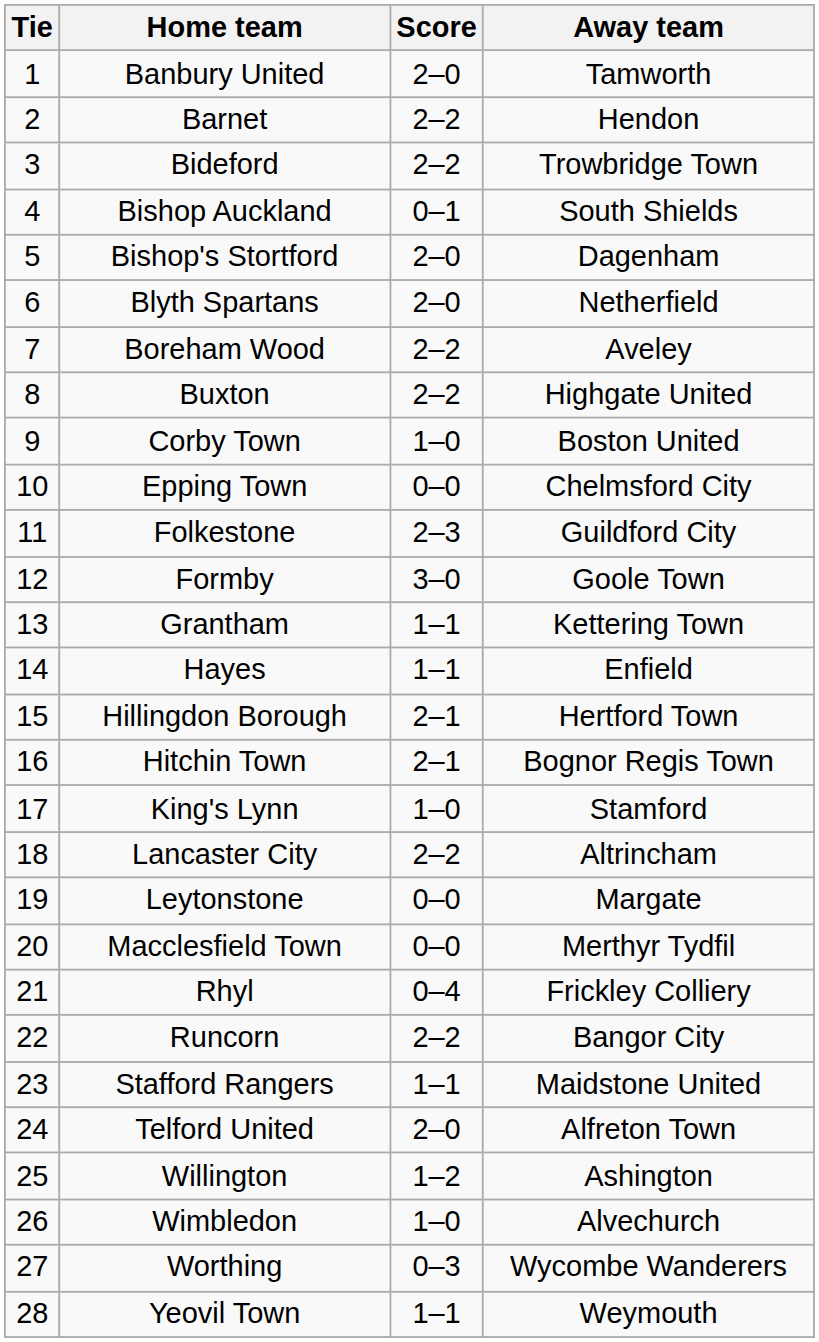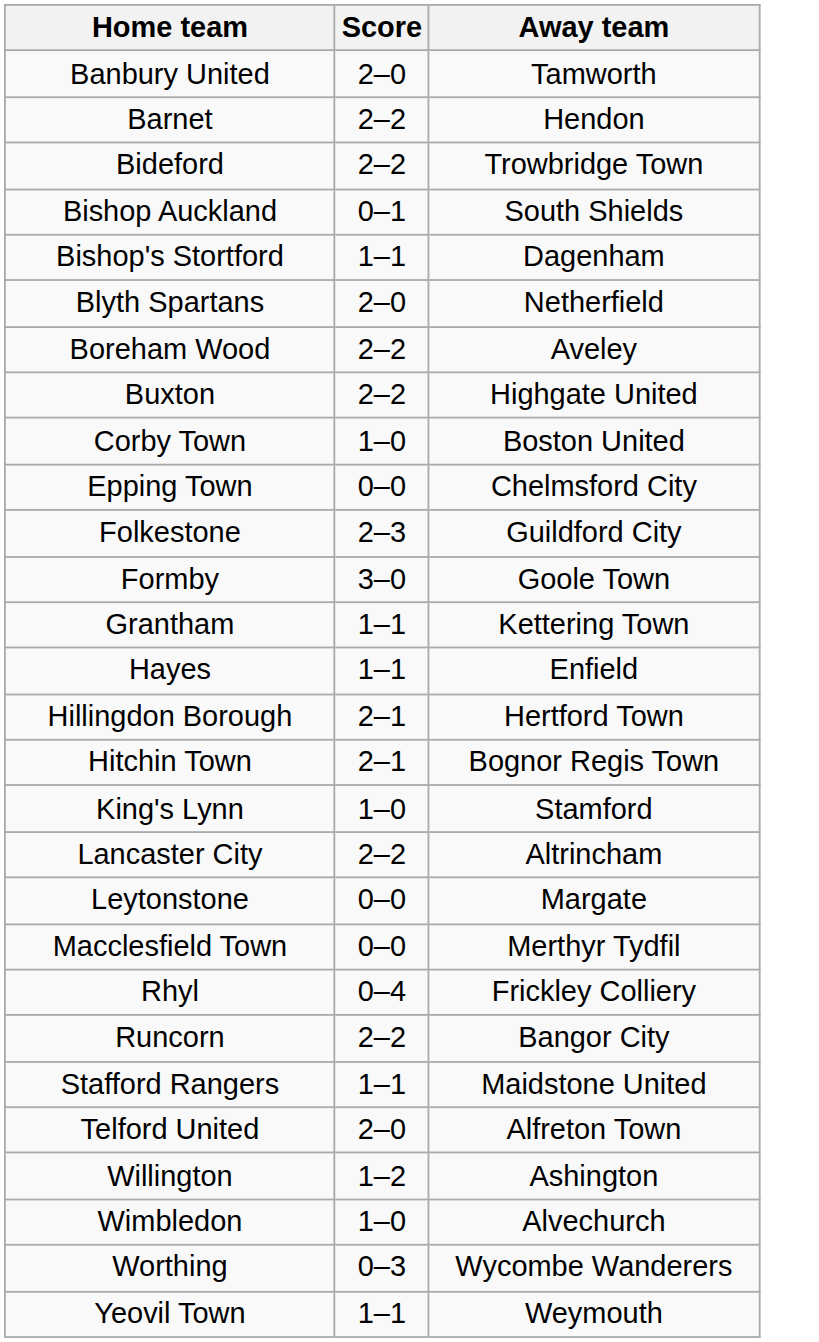- column: (32, 27)
(437, 257) 2–0 -> (382, 257) 1–1
